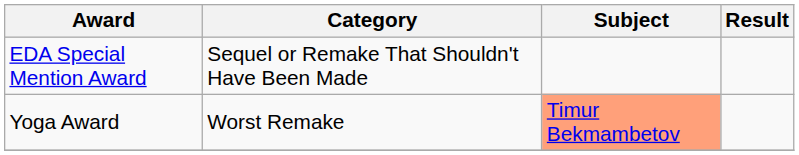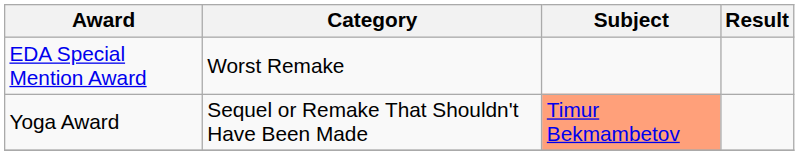(363, 65) Sequel or Remake That Shouldn't Have Been Made -> (276, 65) Worst Remake
(276, 122) Worst Remake -> (363, 122) Sequel or Remake That Shouldn't Have Been Made
